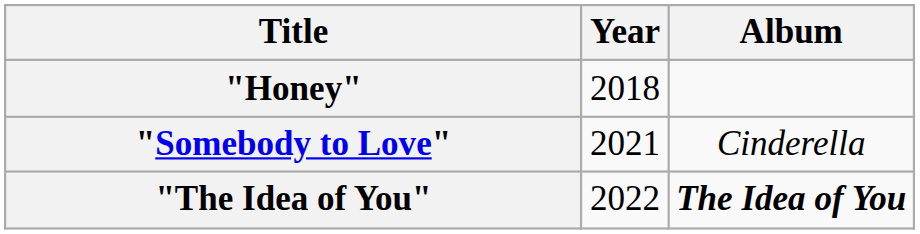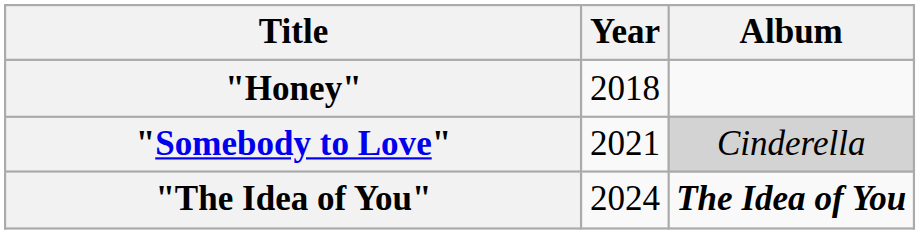(791, 143) no background -> (791, 143) lightgrey background
(625, 198) 2022 -> (625, 198) 2024
